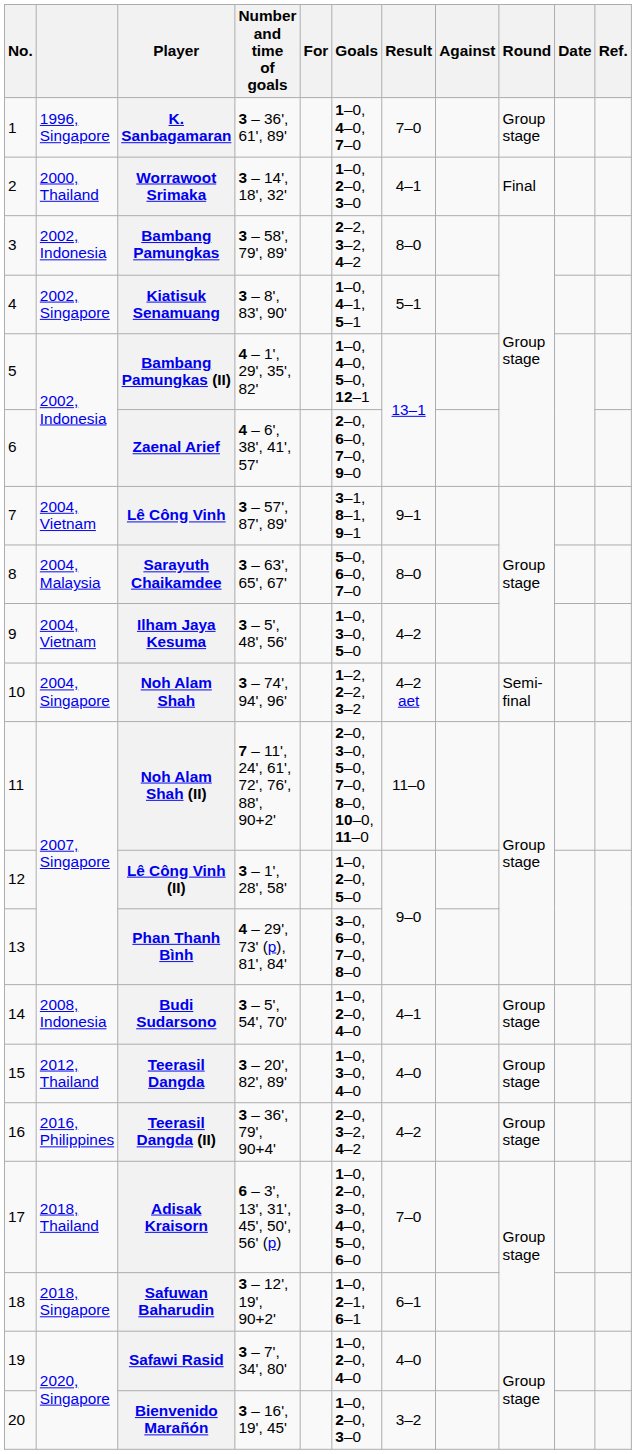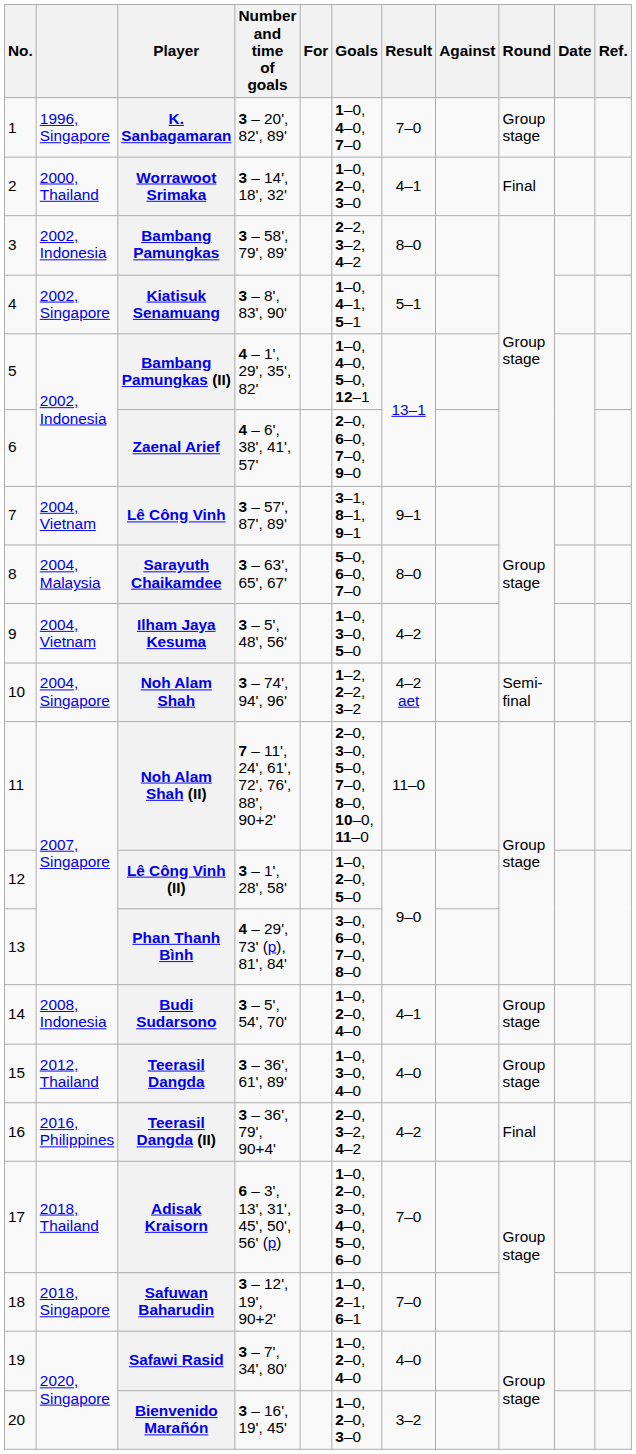(263, 127) 3 – 36', 61', 89' -> (263, 127) 3 – 20', 82', 89'
(263, 1073) 3 – 20', 82', 89' -> (263, 1073) 3 – 36', 61', 89'
(524, 1132) Group stage -> (519, 1132) Final
(409, 1301) 6–1 -> (409, 1301) 7–0
